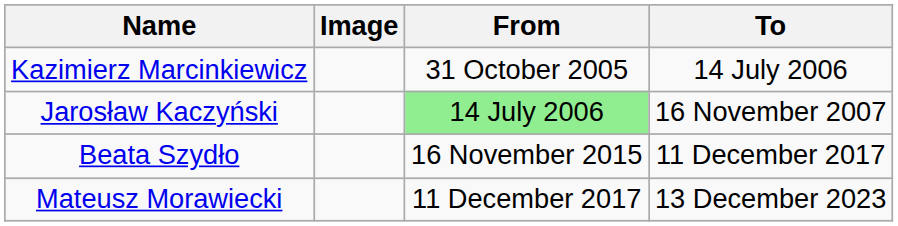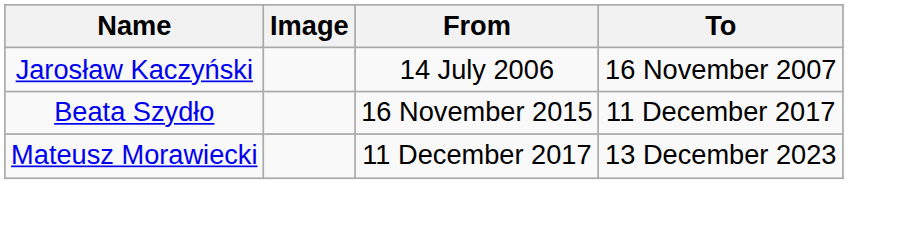- row: (159, 69)
(527, 112) lightgreen background -> (477, 69) no background
